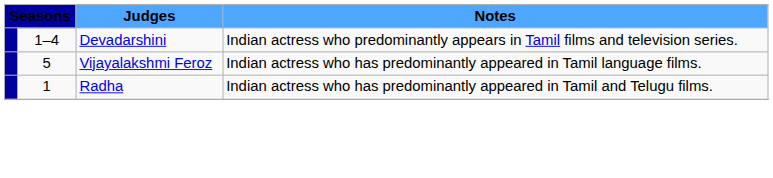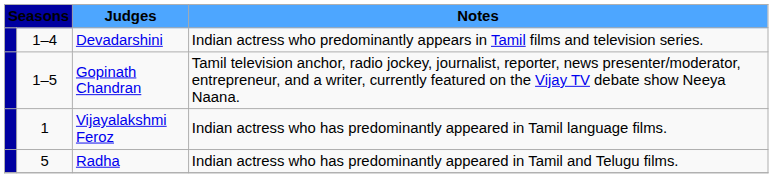+ row: (109, 80)
(47, 63) 5 -> (45, 128) 1
(47, 87) 1 -> (45, 160) 5
